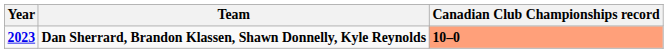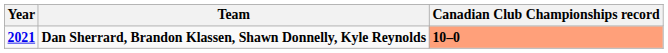(21, 37) 2023 -> (21, 37) 2021
